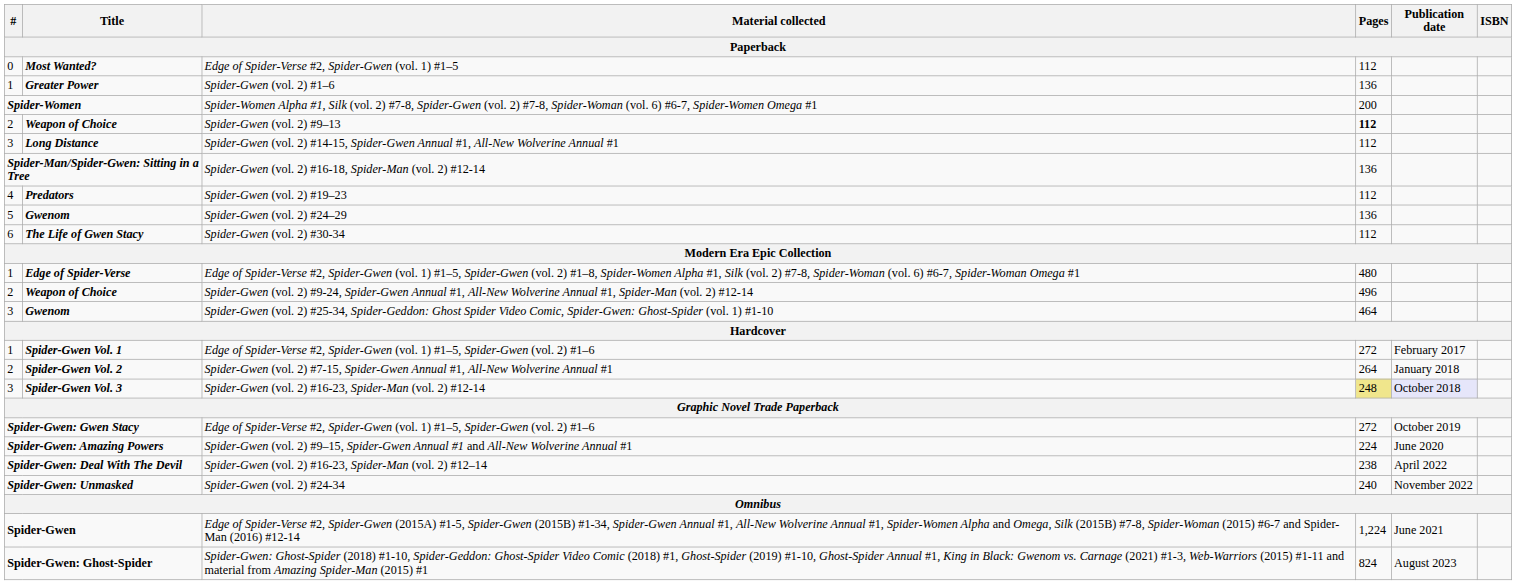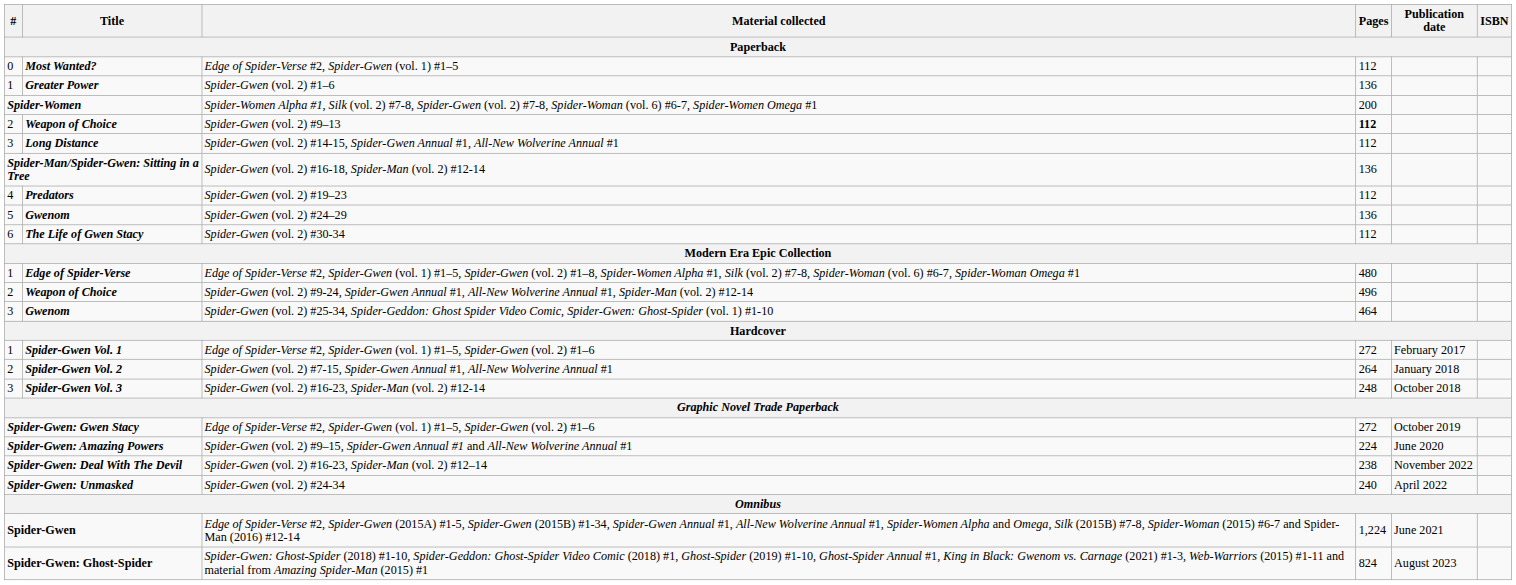(1368, 388) khaki background -> (1368, 388) no background
(1427, 388) lavender background -> (1427, 388) no background
(1421, 465) April 2022 -> (1433, 465) November 2022
(1433, 485) November 2022 -> (1421, 485) April 2022
